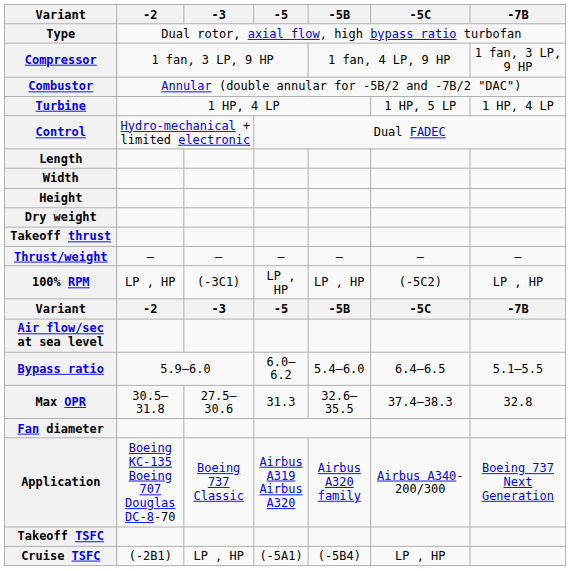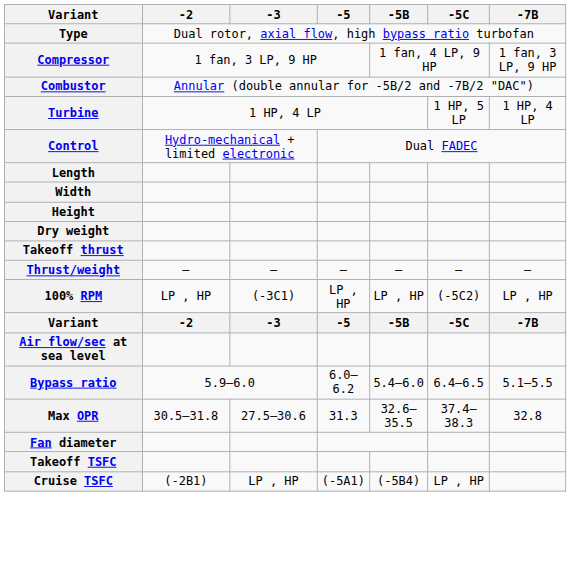- row: (61, 482)
